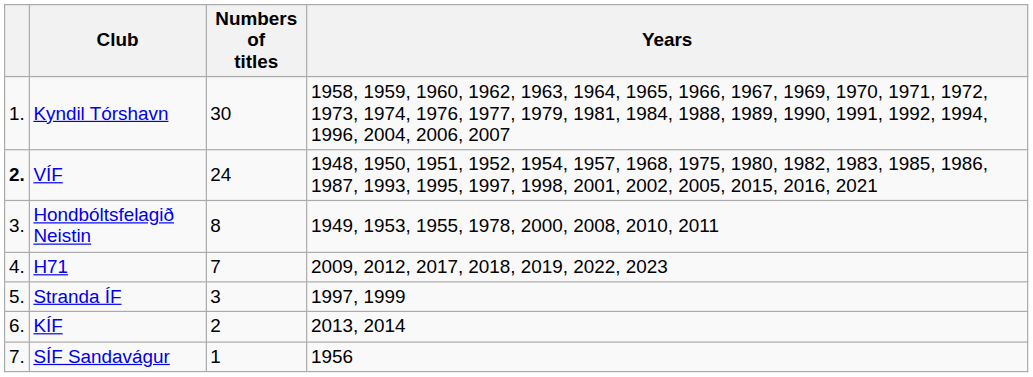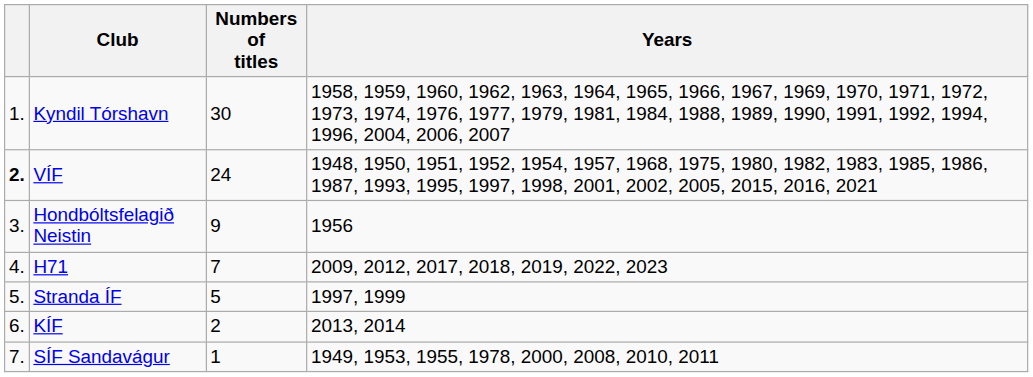(216, 226) 8 -> (216, 226) 9
(515, 226) 1949, 1953, 1955, 1978, 2000, 2008, 2010, 2011 -> (332, 226) 1956
(216, 296) 3 -> (216, 296) 5
(332, 356) 1956 -> (515, 356) 1949, 1953, 1955, 1978, 2000, 2008, 2010, 2011
